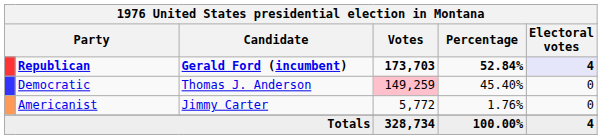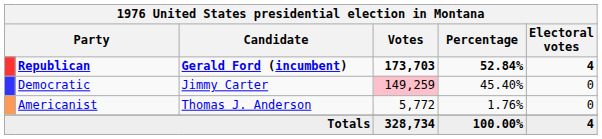(590, 67) lavender background -> (590, 67) no background
(246, 86) Thomas J. Anderson -> (225, 86) Jimmy Carter
(225, 105) Jimmy Carter -> (246, 105) Thomas J. Anderson
